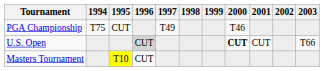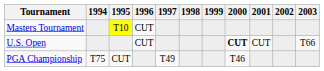rows swapped: (45, 59) <-> (44, 27)
(144, 43) lightgrey background -> (144, 43) no background
